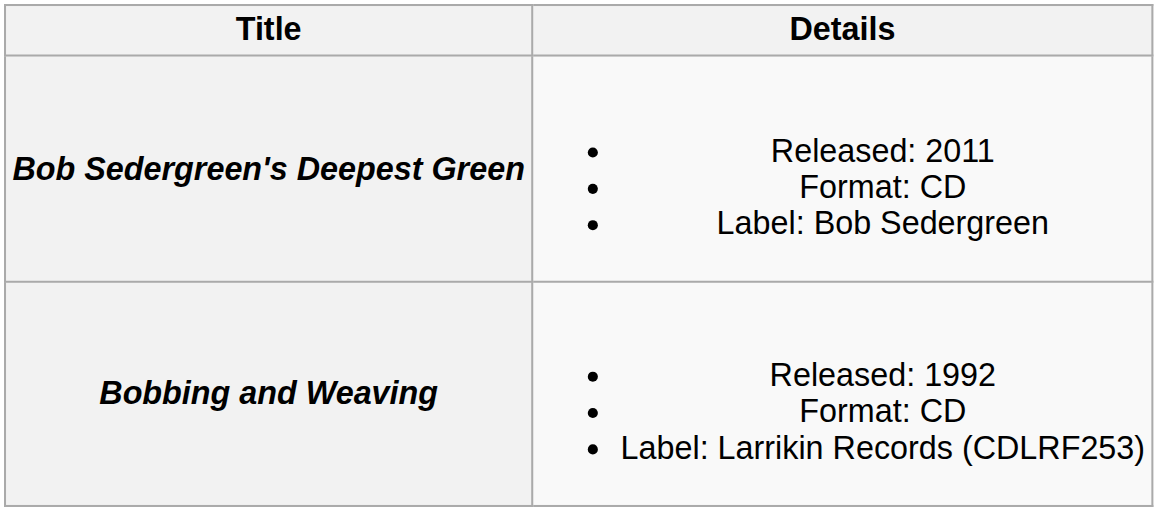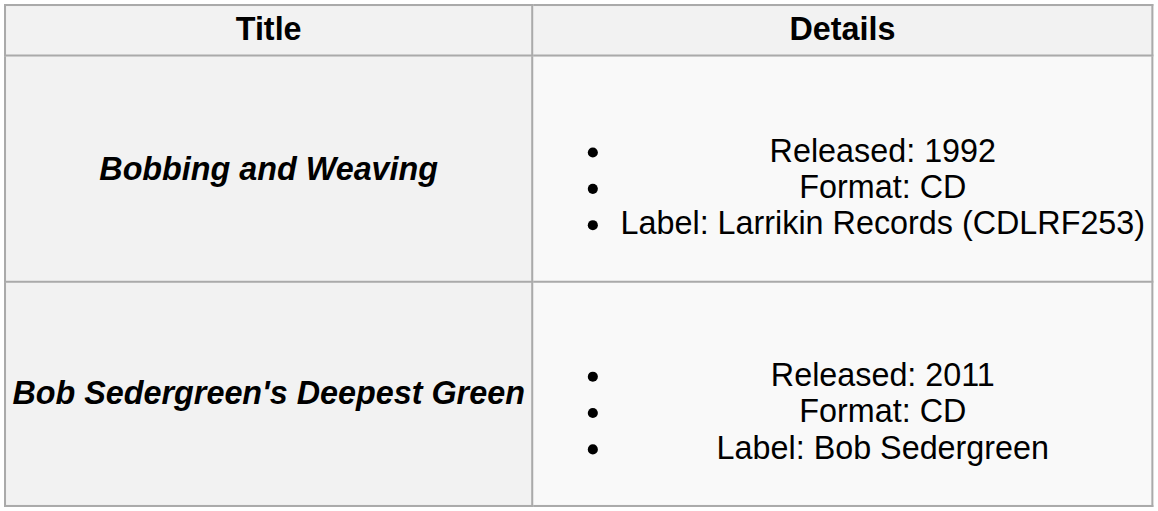rows swapped: (269, 393) <-> (269, 168)
